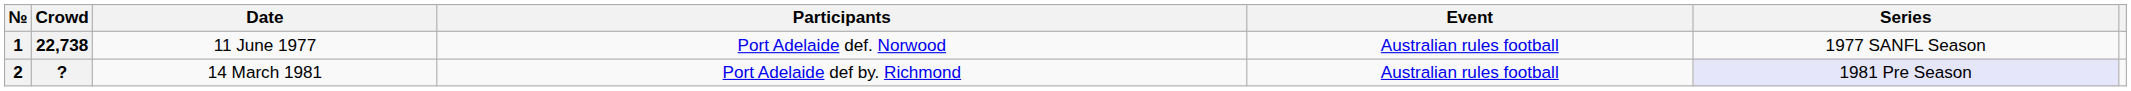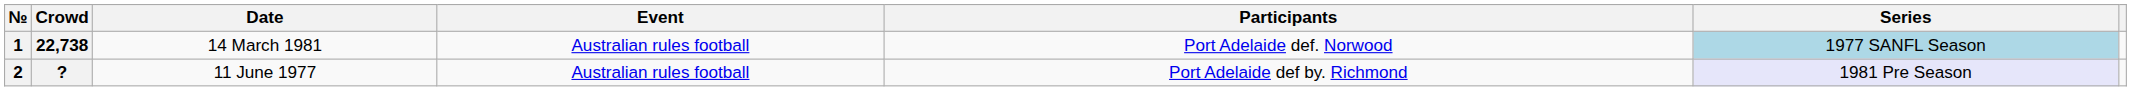columns swapped: (842, 18) <-> (1470, 18)
(265, 45) 11 June 1977 -> (265, 45) 14 March 1981
(1906, 45) no background -> (1906, 45) lightblue background
(265, 72) 14 March 1981 -> (265, 72) 11 June 1977
